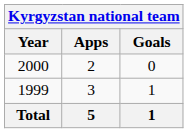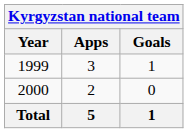rows swapped: (33, 90) <-> (33, 66)
